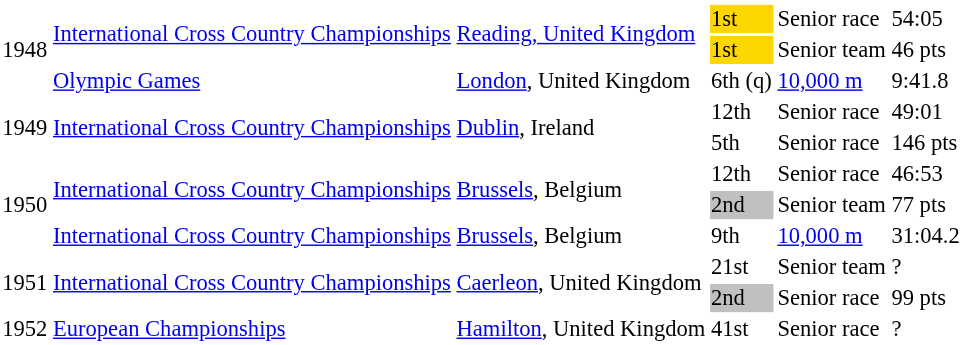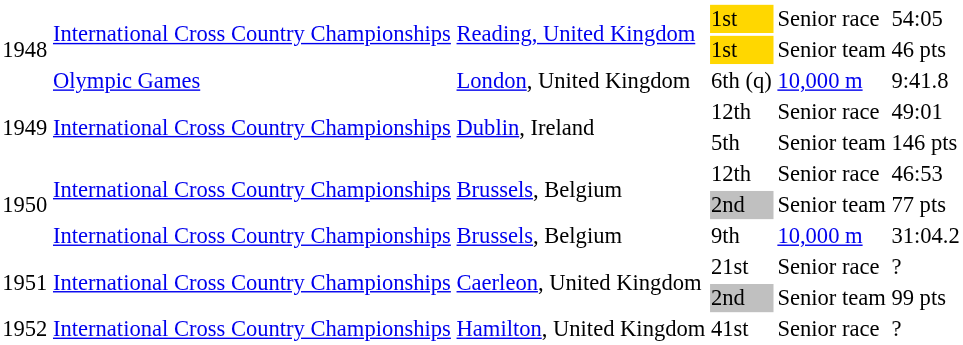(828, 142) Senior race -> (832, 142) Senior team
(832, 266) Senior team -> (828, 266) Senior race
(828, 297) Senior race -> (832, 297) Senior team
(169, 328) European Championships -> (252, 328) International Cross Country Championships
